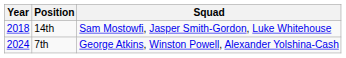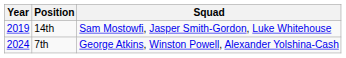(18, 28) 2018 -> (18, 28) 2019
